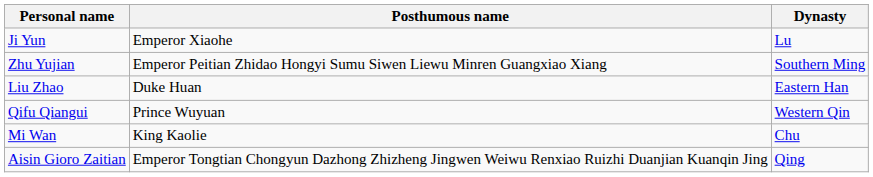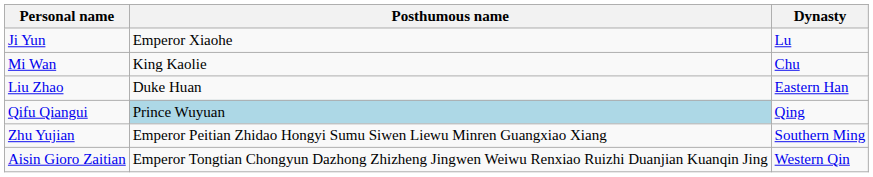rows swapped: (32, 135) <-> (41, 64)
(179, 111) no background -> (179, 111) lightblue background
(812, 111) Western Qin -> (790, 111) Qing
(790, 159) Qing -> (812, 159) Western Qin
